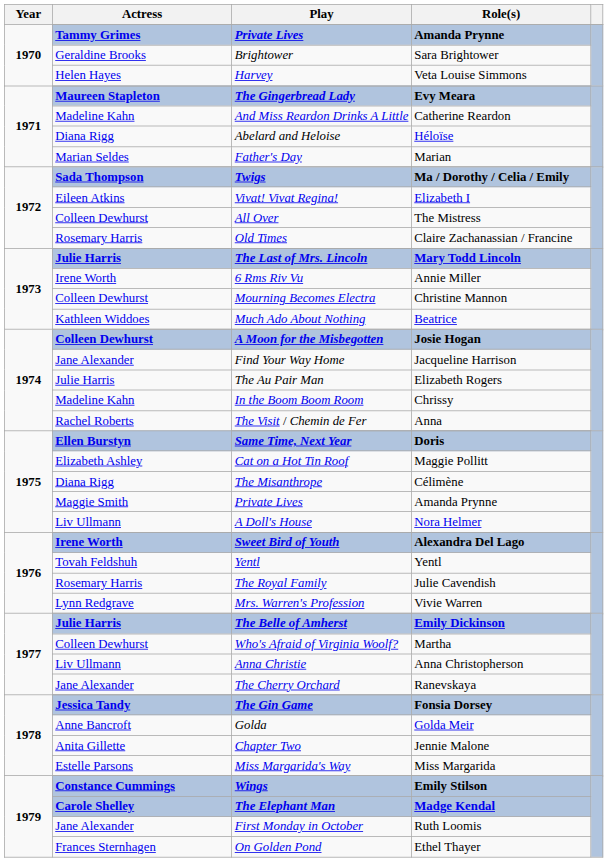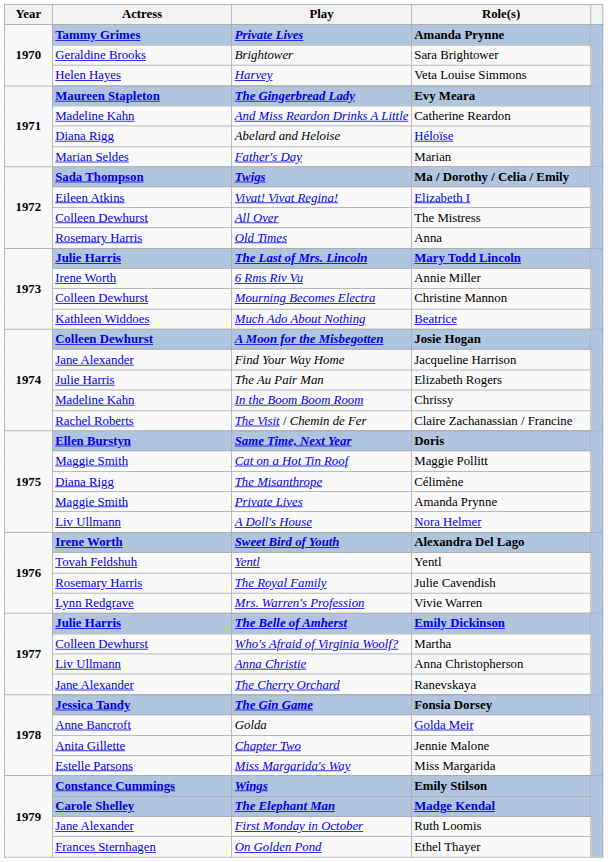(493, 237) Claire Zachanassian / Francine -> (428, 237) Anna
(428, 420) Anna -> (493, 420) Claire Zachanassian / Francine
(99, 461) Elizabeth Ashley -> (92, 461) Maggie Smith
